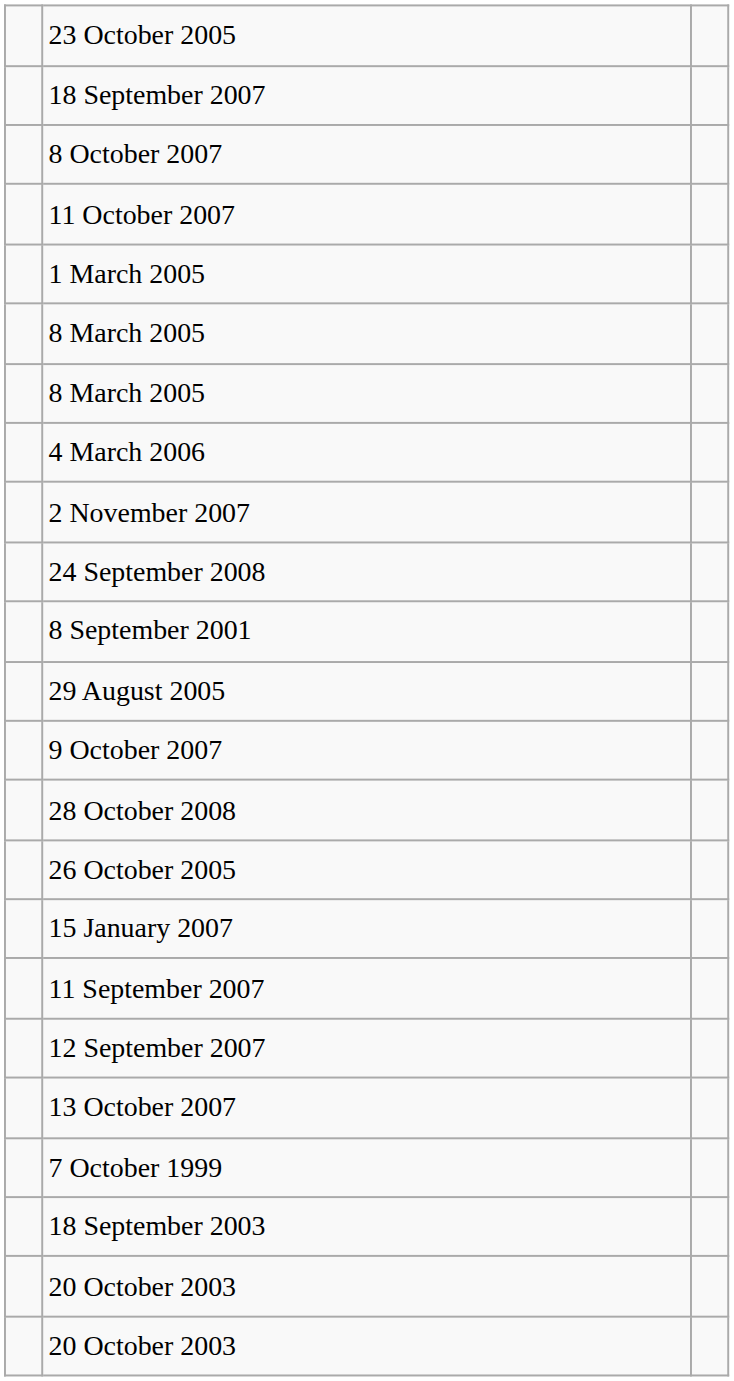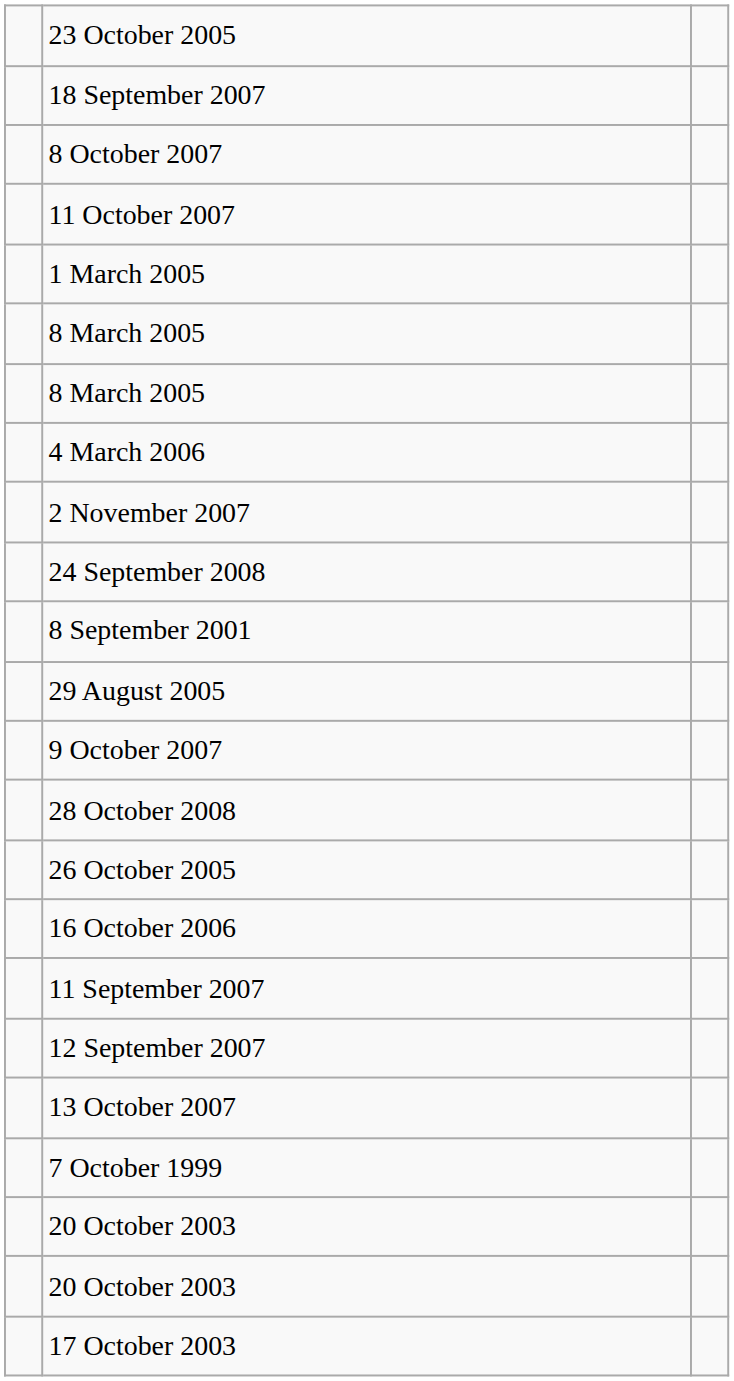+ row: (23, 929)
- row: (23, 929)
- row: (23, 1227)
+ row: (23, 1346)
